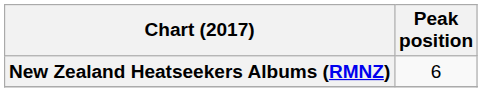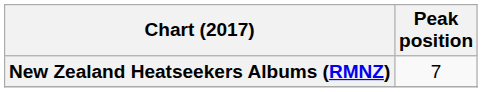(436, 71) 6 -> (436, 71) 7
